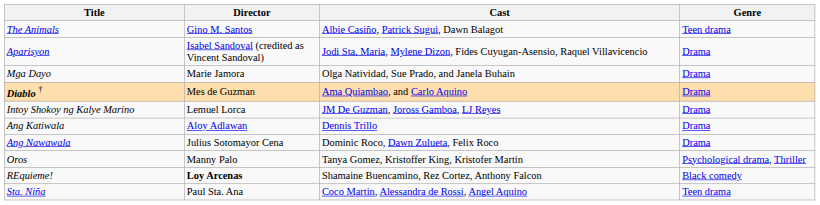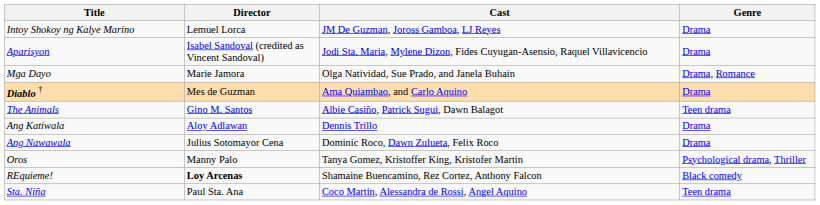rows swapped: (33, 29) <-> (71, 109)
(696, 73) Drama -> (719, 73) Drama, Romance
